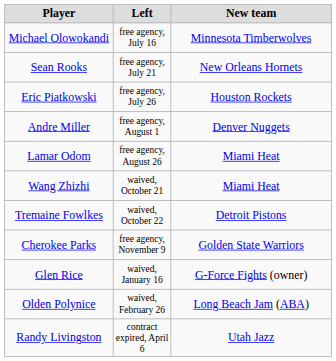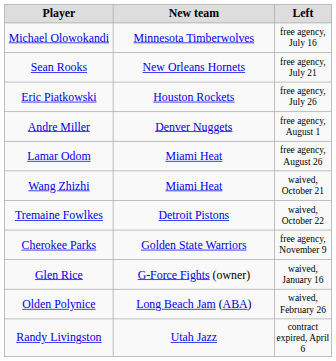columns swapped: (142, 13) <-> (251, 13)
